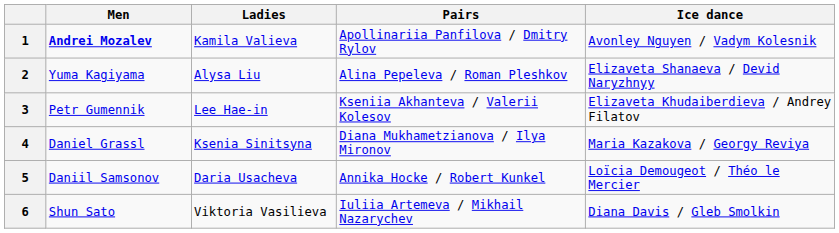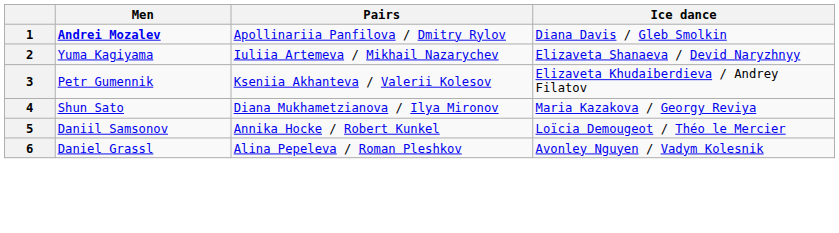- column: (264, 14)
(702, 41) Avonley Nguyen / Vadym Kolesnik -> (631, 34) Diana Davis / Gleb Smolkin
(453, 75) Alina Pepeleva / Roman Pleshkov -> (366, 54) Iuliia Artemeva / Mikhail Nazarychev
(97, 143) Daniel Grassl -> (91, 108) Shun Sato
(82, 211) Shun Sato -> (105, 148) Daniel Grassl
(431, 211) Iuliia Artemeva / Mikhail Nazarychev -> (348, 148) Alina Pepeleva / Roman Pleshkov
(684, 211) Diana Davis / Gleb Smolkin -> (650, 148) Avonley Nguyen / Vadym Kolesnik
